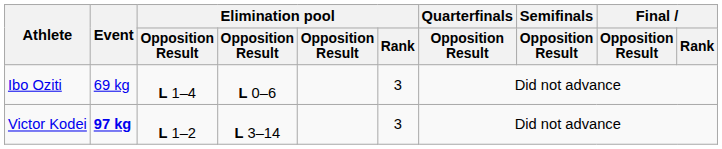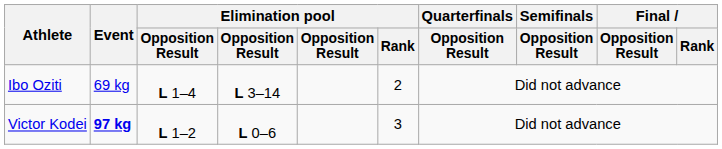(257, 93) L 0–6 -> (257, 93) L 3–14
(398, 85) 3 -> (398, 85) 2
(257, 133) L 3–14 -> (257, 133) L 0–6
